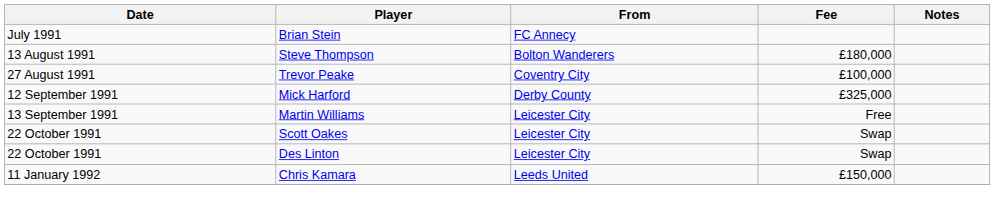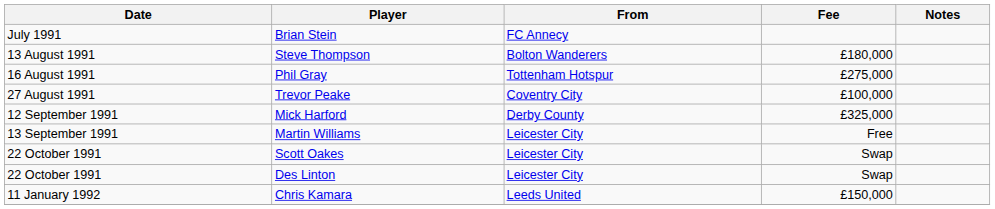+ row: (301, 75)
